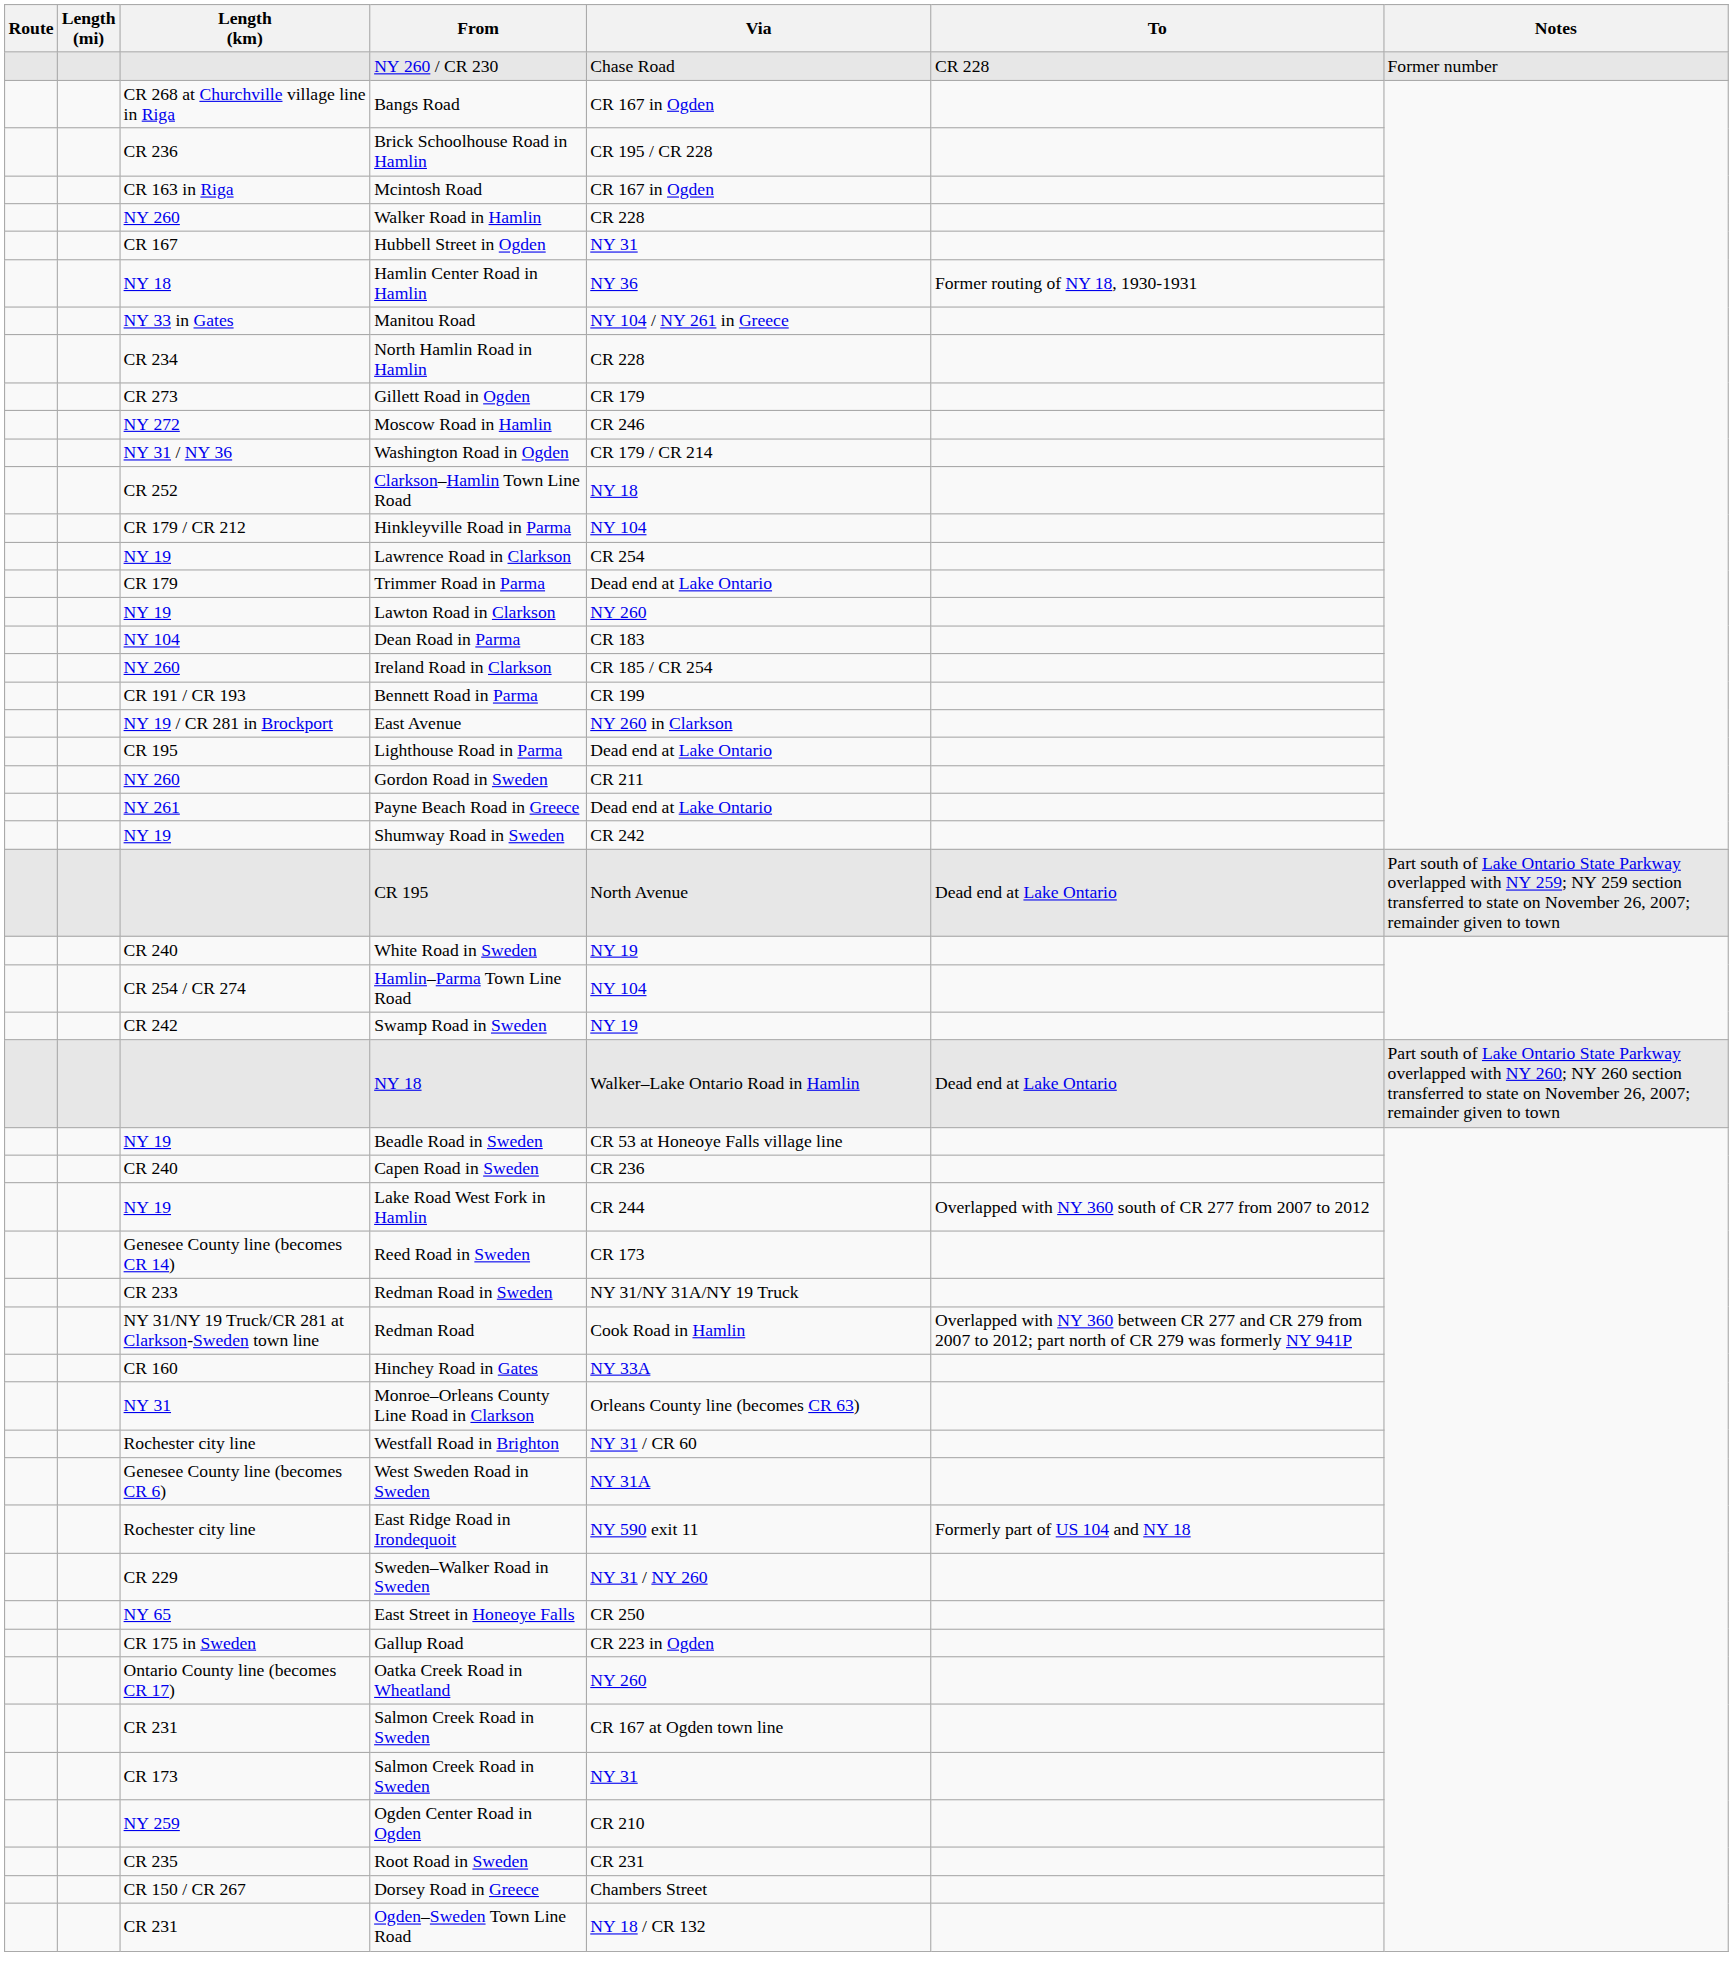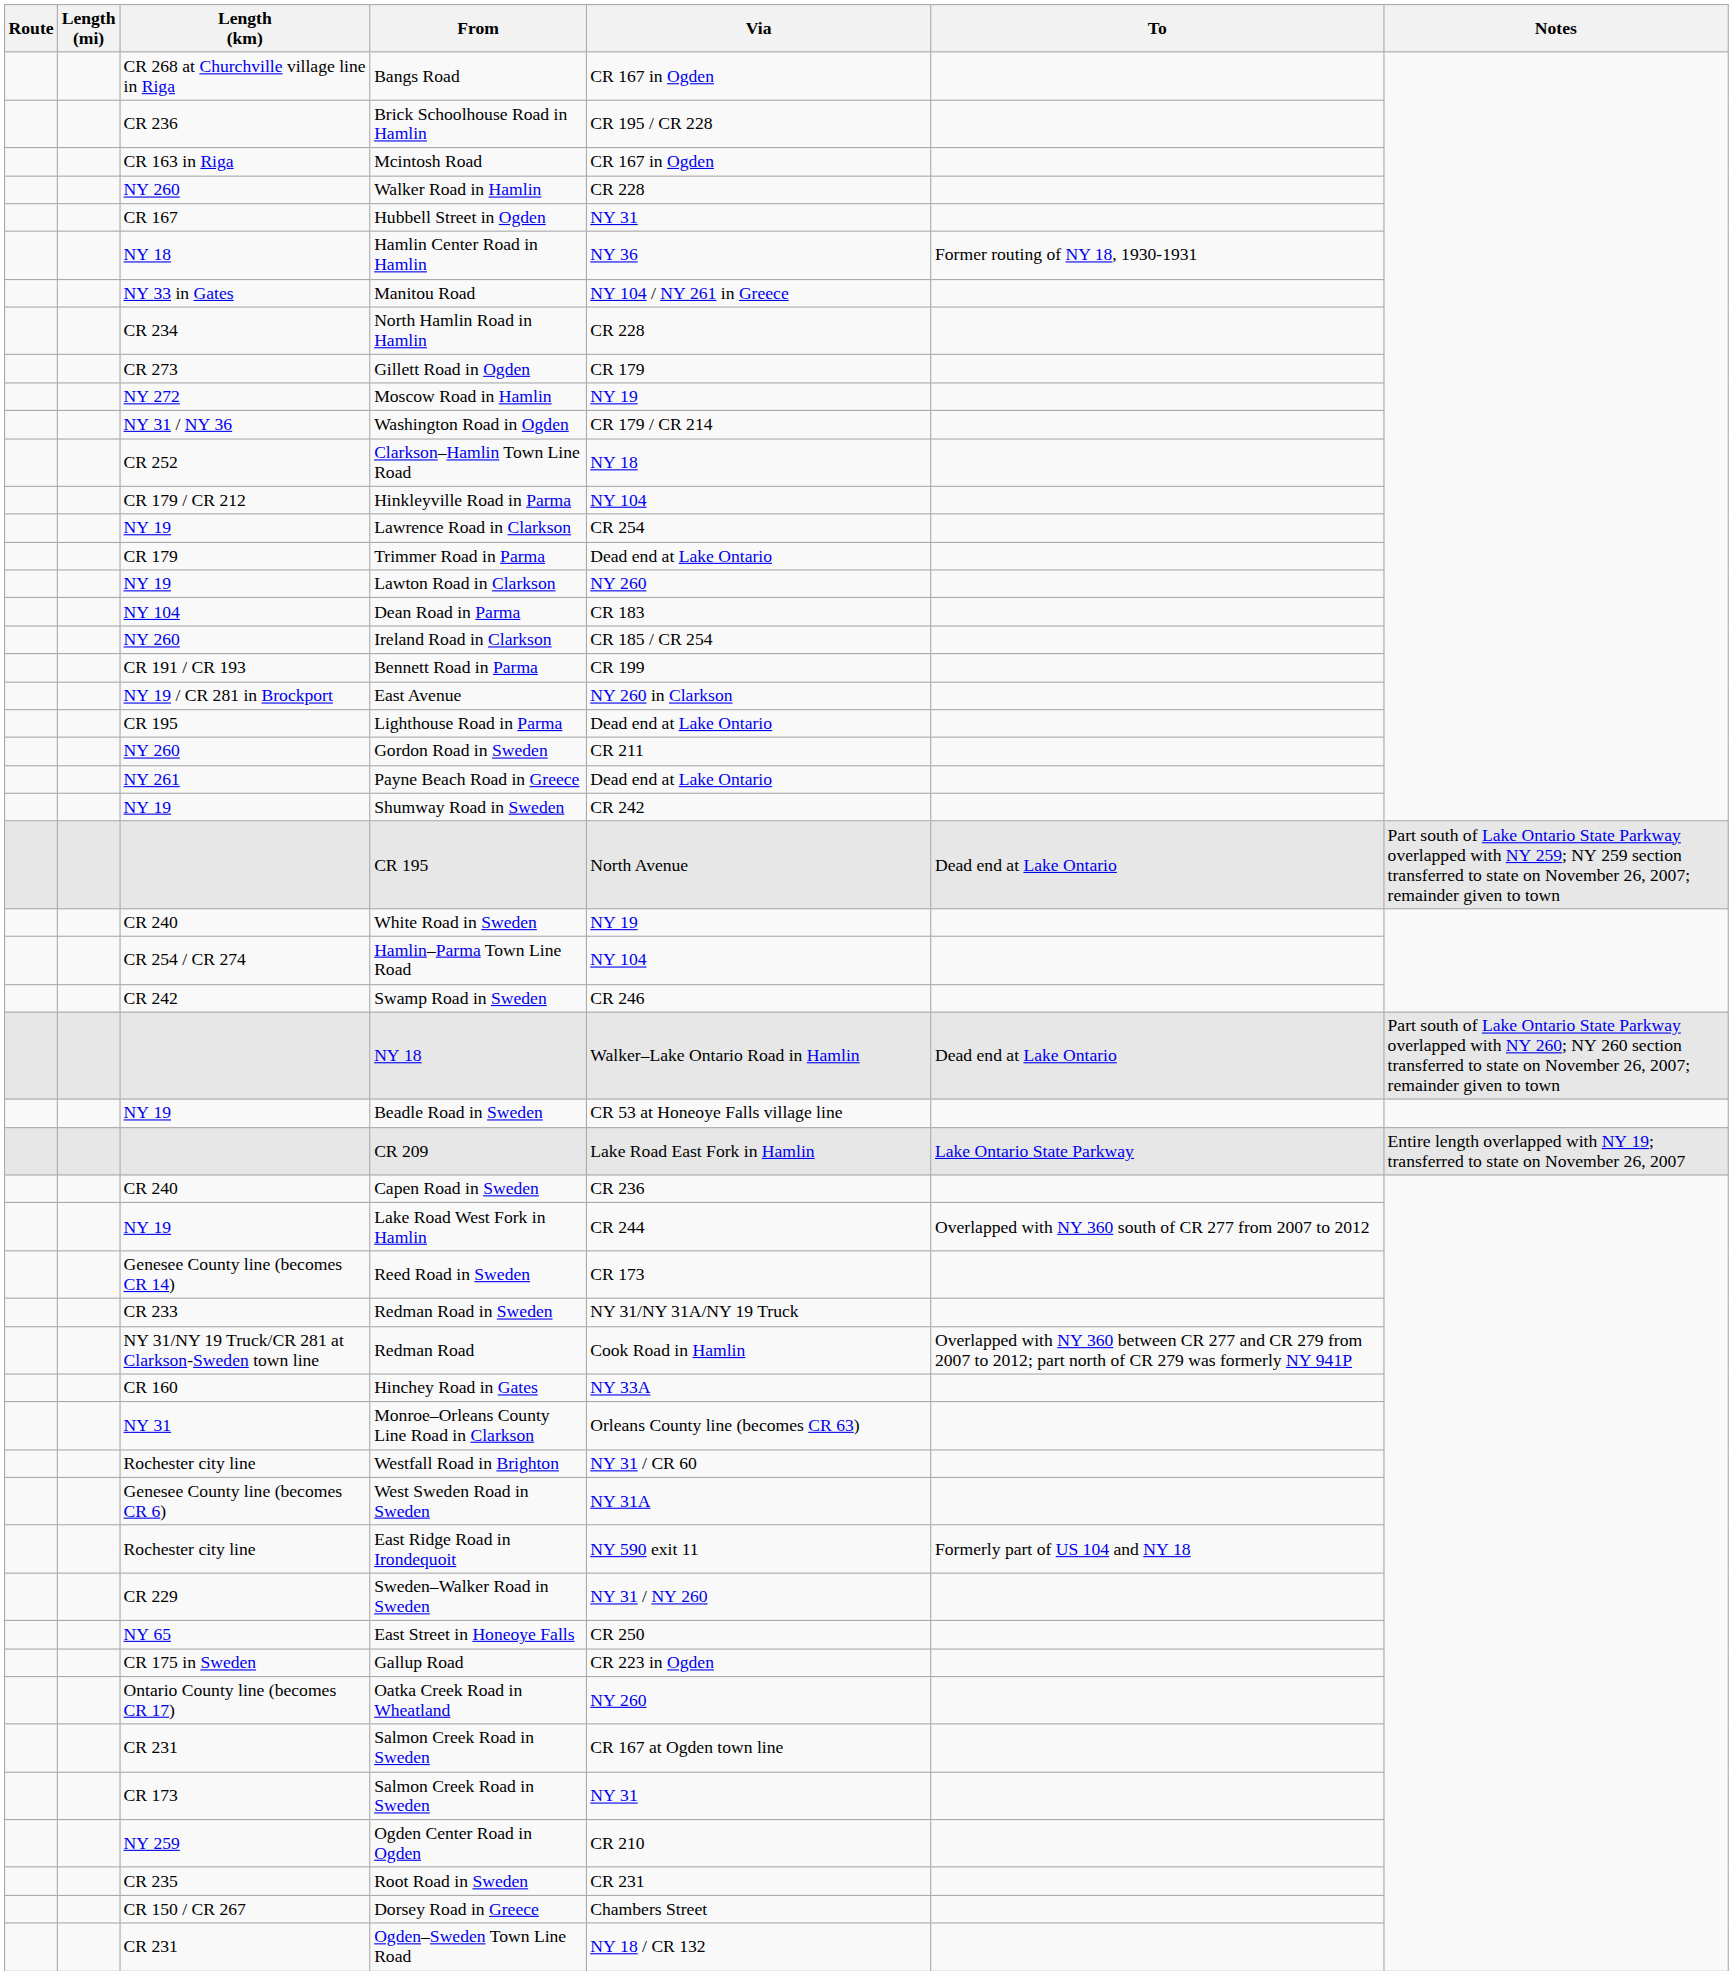- row: (245, 66)
(617, 424) CR 246 -> (614, 396) NY 19
(614, 1025) NY 19 -> (617, 998) CR 246
+ row: (245, 1151)
